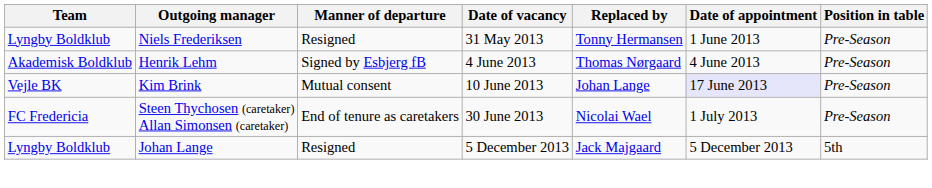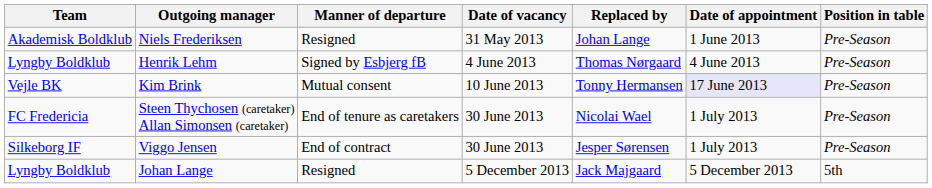(59, 39) Lyngby Boldklub -> (70, 39) Akademisk Boldklub
(629, 39) Tonny Hermansen -> (613, 39) Johan Lange
(70, 62) Akademisk Boldklub -> (59, 62) Lyngby Boldklub
(613, 85) Johan Lange -> (629, 85) Tonny Hermansen
+ row: (178, 147)
